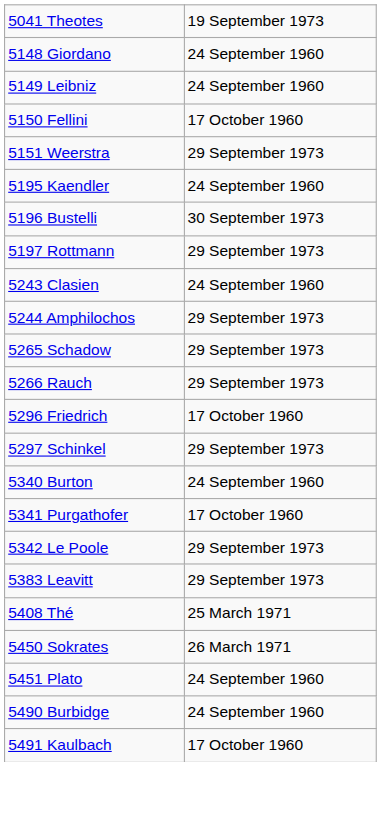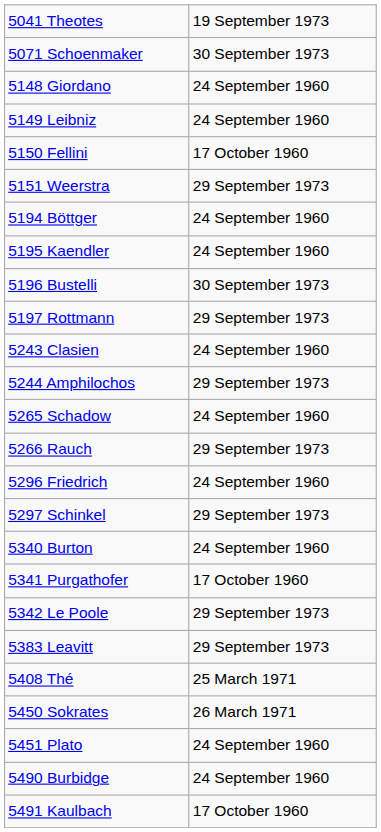+ row: (75, 54)
+ row: (53, 218)
(256, 350) 29 September 1973 -> (261, 416) 24 September 1960
(245, 416) 17 October 1960 -> (261, 481) 24 September 1960
